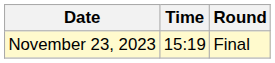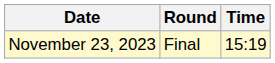columns swapped: (185, 17) <-> (240, 17)
